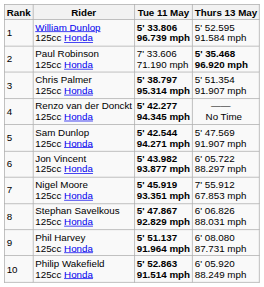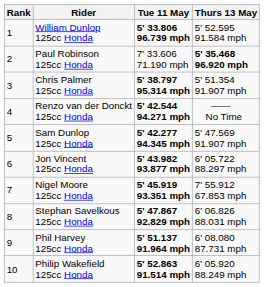(163, 111) 5' 42.277 94.345 mph -> (163, 111) 5' 42.544 94.271 mph
(163, 137) 5' 42.544 94.271 mph -> (163, 137) 5' 42.277 94.345 mph
